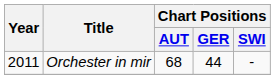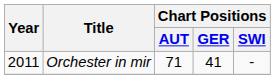(174, 62) 68 -> (174, 62) 71
(213, 62) 44 -> (213, 62) 41
